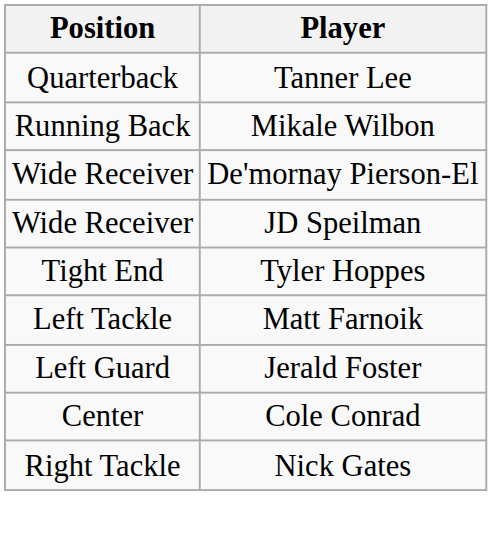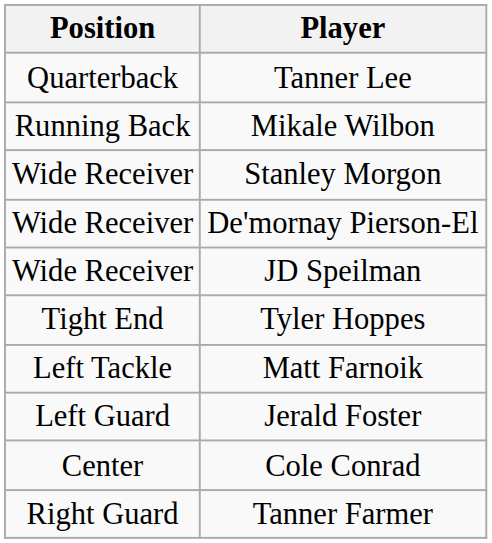+ row: (343, 174)
+ row: (343, 513)
- row: (343, 464)
